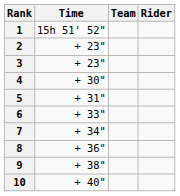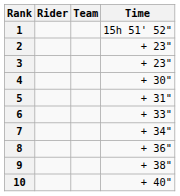columns swapped: (156, 13) <-> (71, 13)
